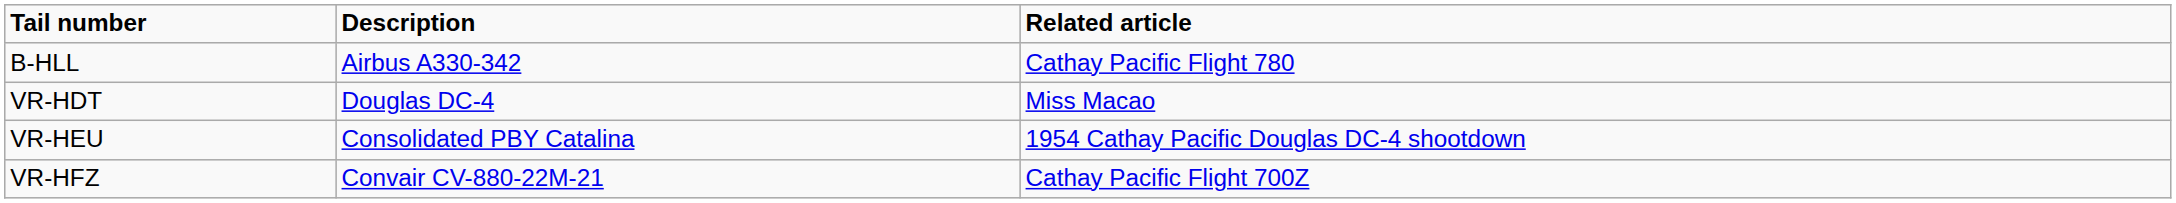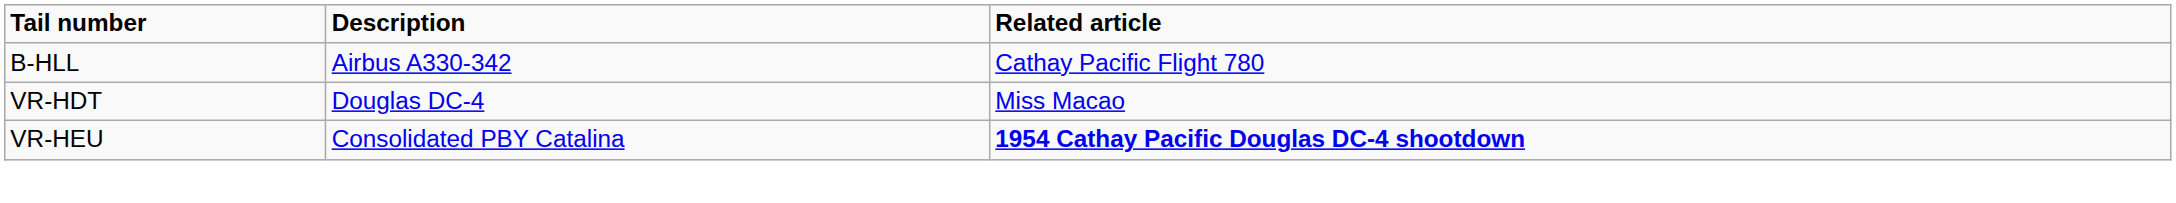(1276, 139) normal -> (1260, 139) bold
- row: (55, 178)
